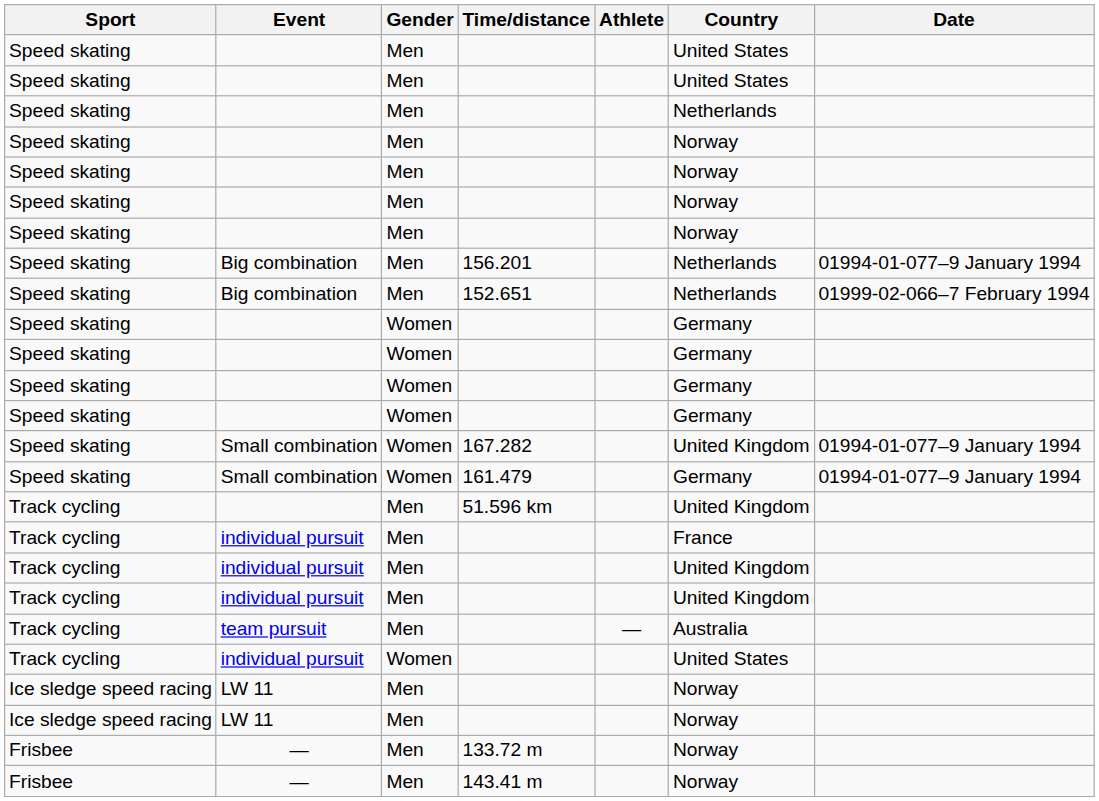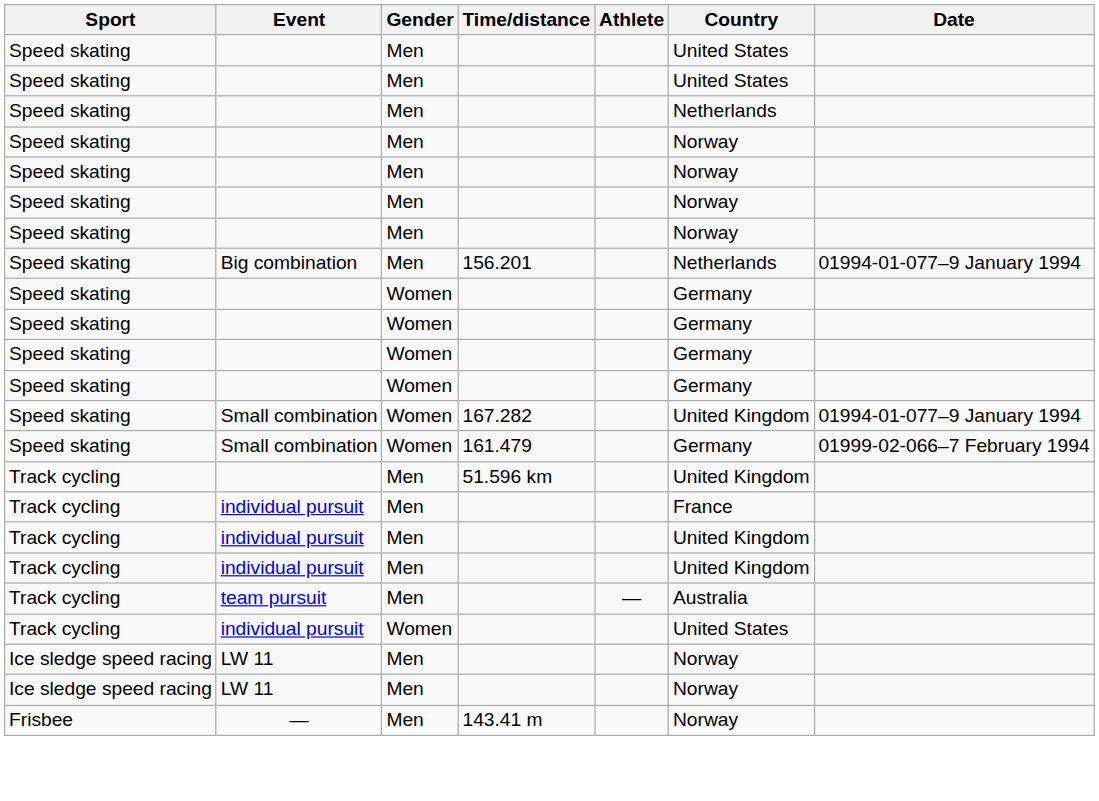- row: (289, 293)
(950, 476) 01994-01-077–9 January 1994 -> (954, 446) 01999-02-066–7 February 1994
- row: (299, 750)
